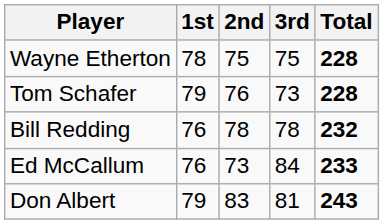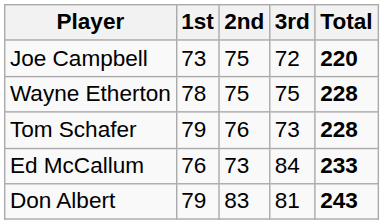+ row: (79, 58)
- row: (70, 129)
